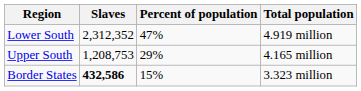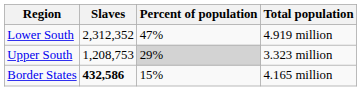(151, 55) no background -> (151, 55) lightgrey background
(298, 55) 4.165 million -> (298, 55) 3.323 million
(298, 75) 3.323 million -> (298, 75) 4.165 million
